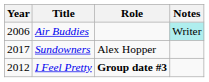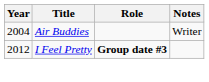(18, 31) 2006 -> (18, 31) 2004
(187, 31) paleturquoise background -> (187, 31) no background
- row: (63, 49)
